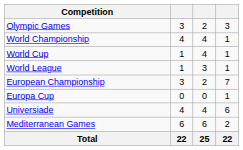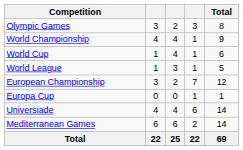+ column: (222, 12)
